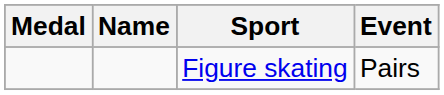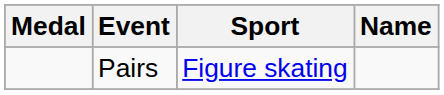columns swapped: (134, 26) <-> (396, 26)
